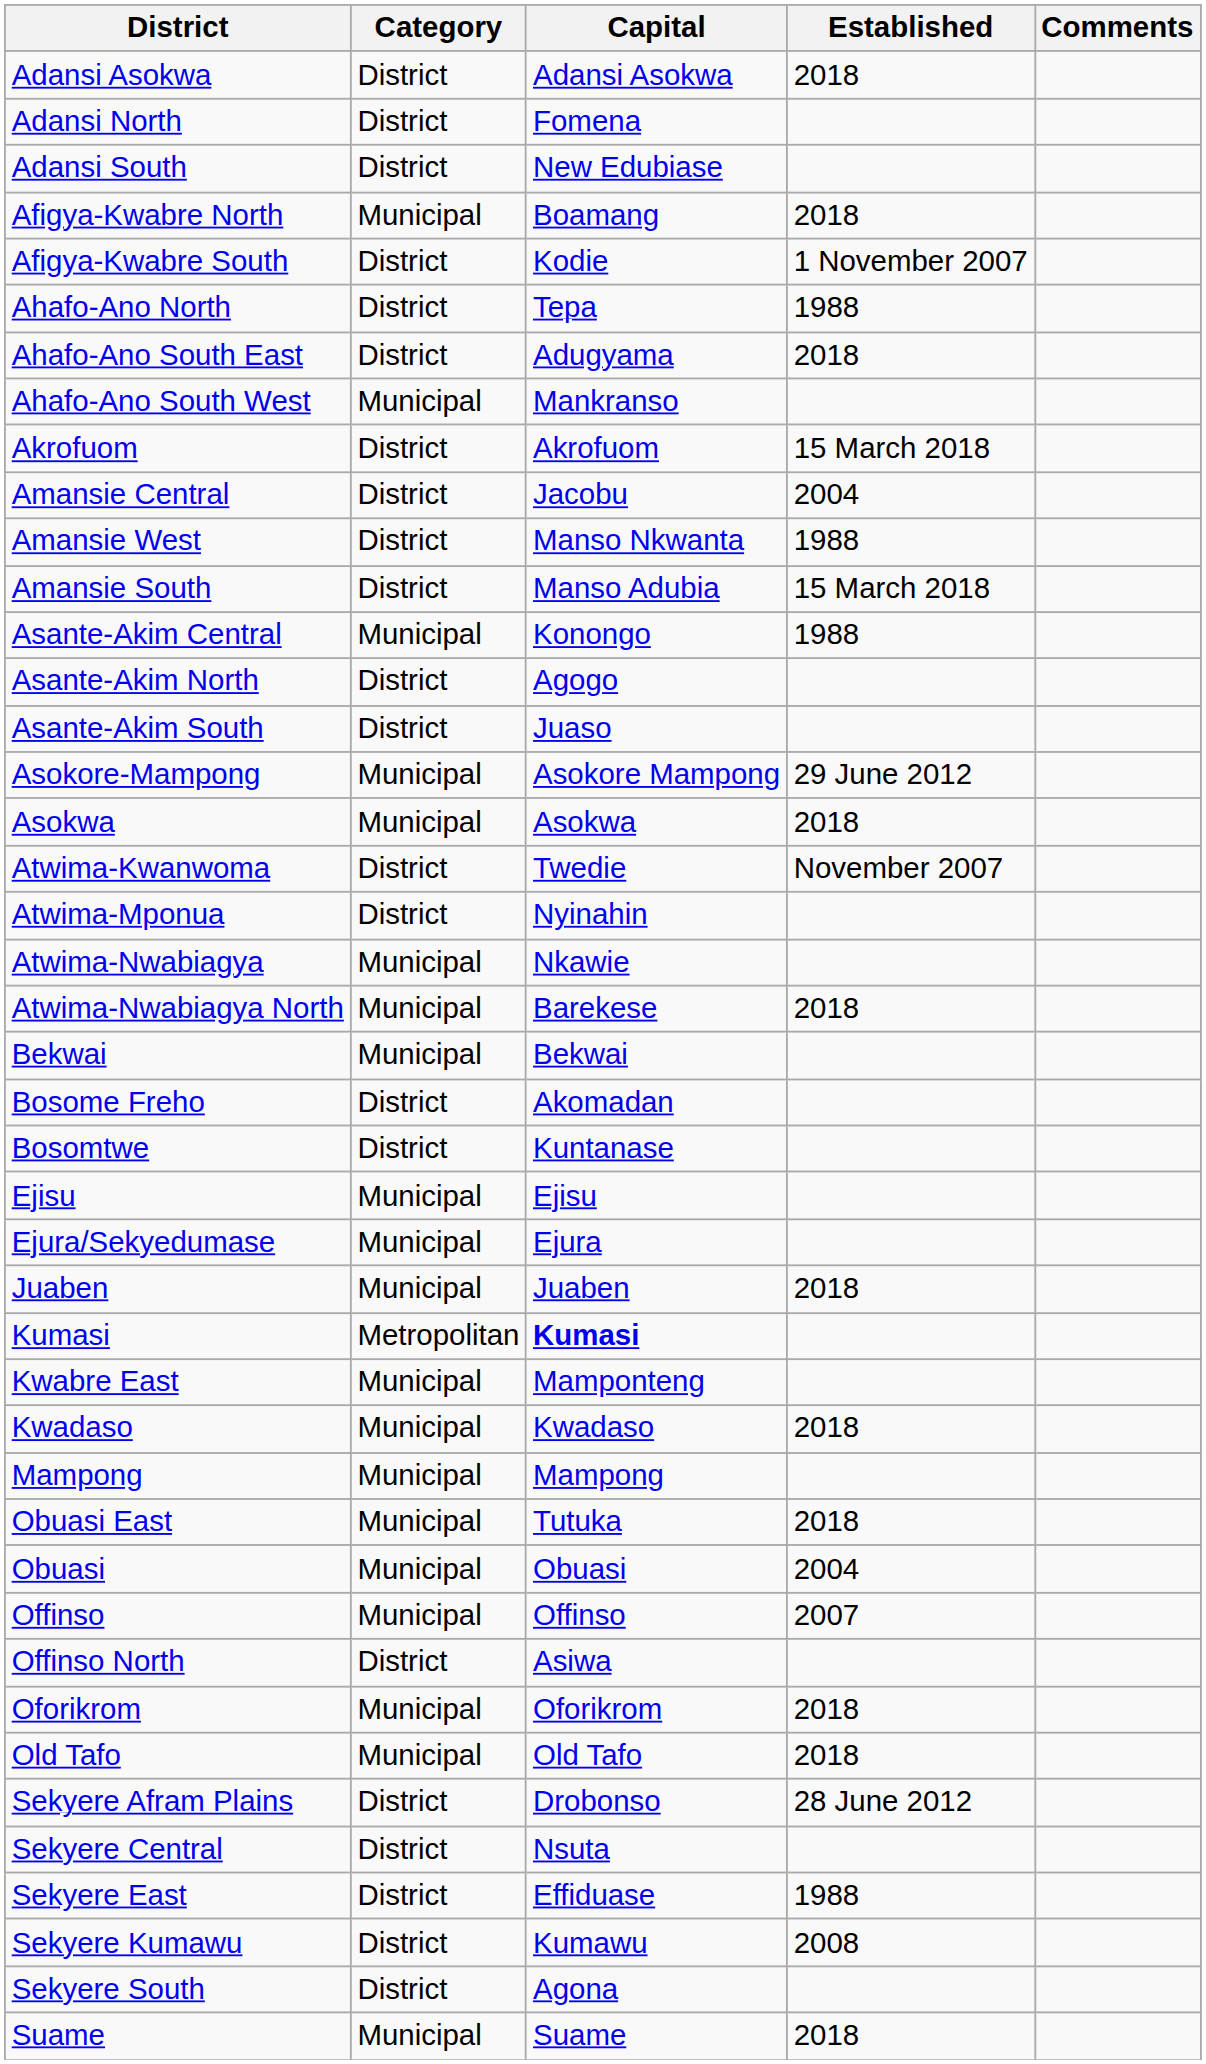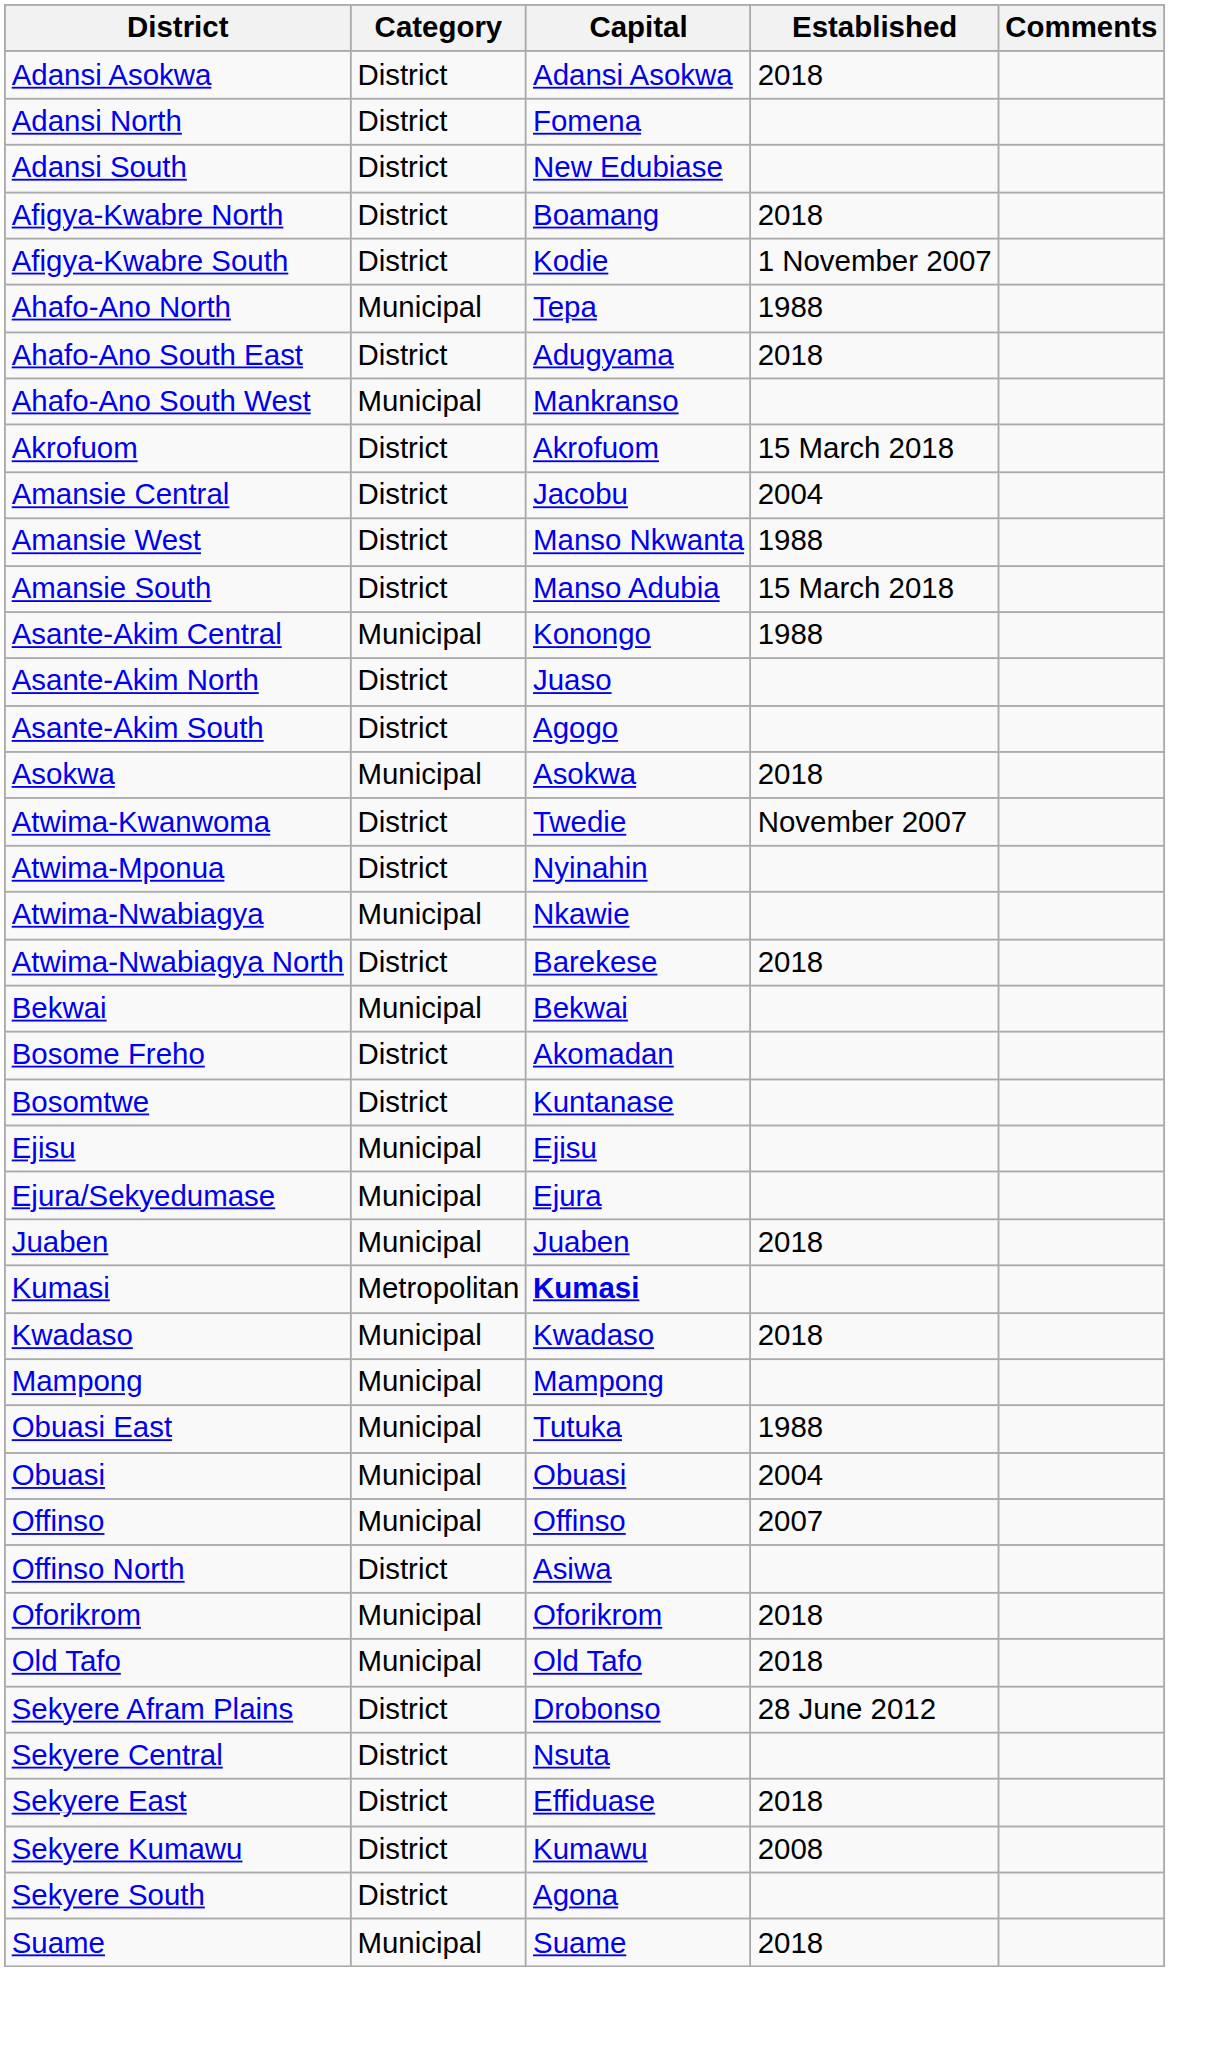(420, 214) Municipal -> (402, 214) District
(402, 307) District -> (420, 307) Municipal
(576, 681) Agogo -> (572, 681) Juaso
(572, 728) Juaso -> (576, 728) Agogo
- row: (136, 774)
(420, 1008) Municipal -> (402, 961) District
- row: (95, 1381)
(826, 1521) 2018 -> (790, 1428) 1988
(826, 1895) 1988 -> (790, 1802) 2018
